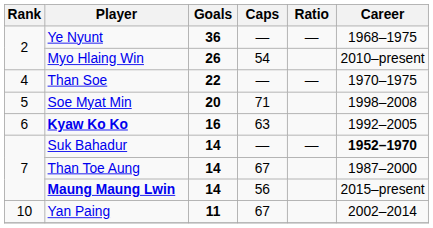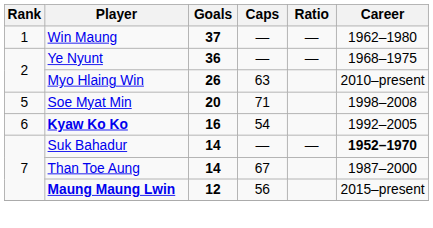+ row: (82, 37)
(262, 59) 54 -> (262, 80) 63
- row: (77, 80)
(262, 124) 63 -> (262, 124) 54
(213, 189) 14 -> (213, 189) 12
- row: (79, 211)
